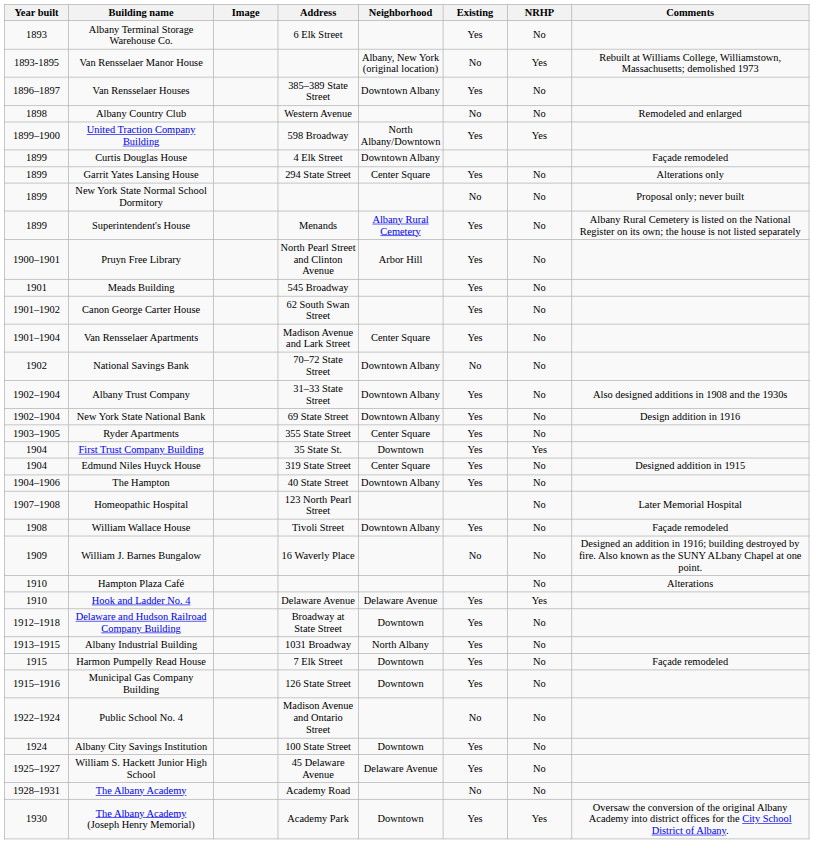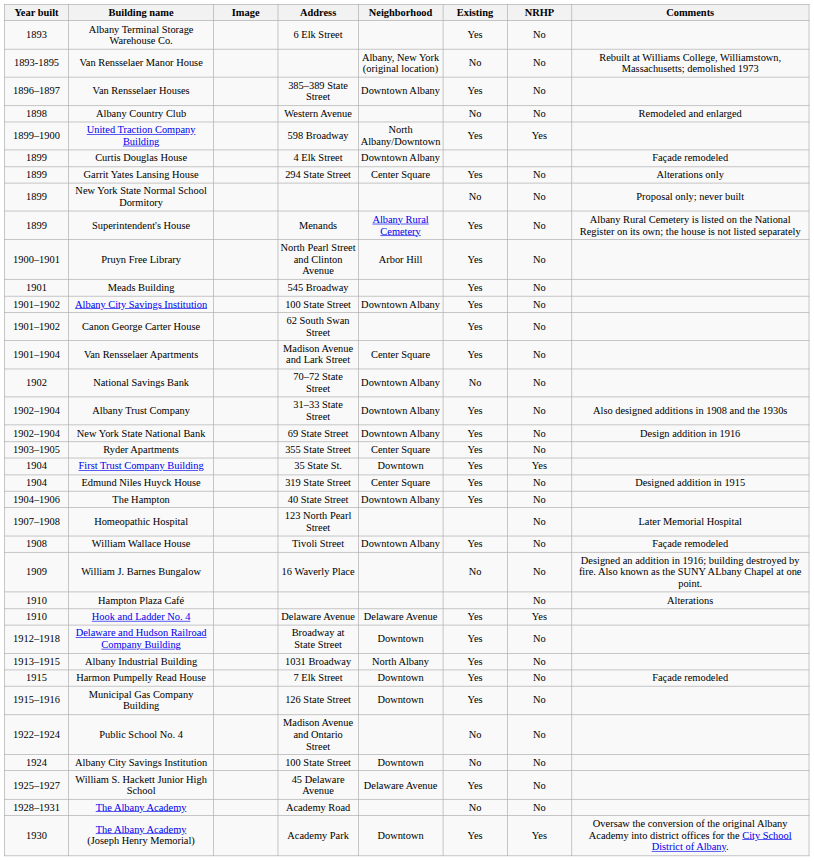(539, 63) Yes -> (539, 63) No
+ row: (36, 304)
(475, 746) Yes -> (475, 762) No
